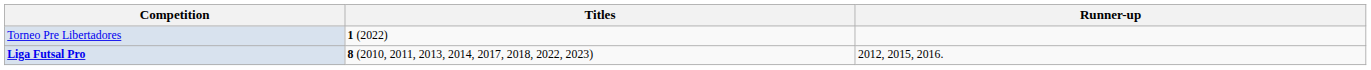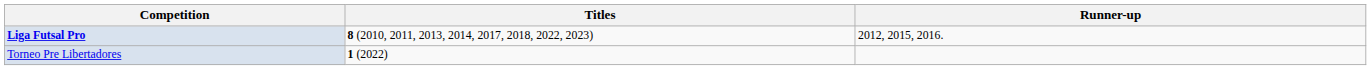rows swapped: (46, 55) <-> (64, 35)
